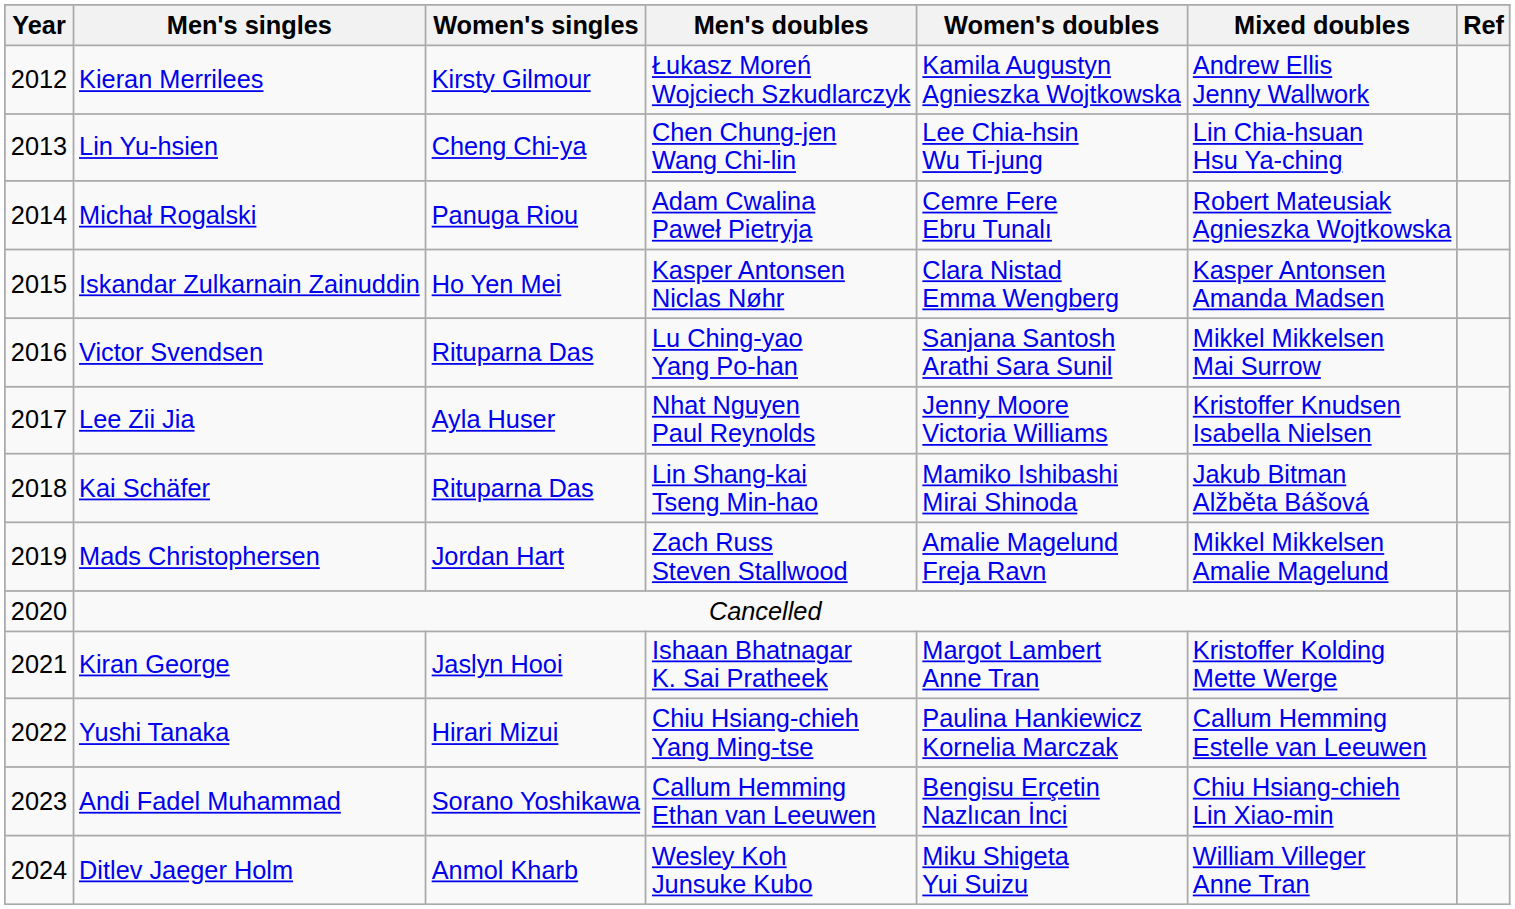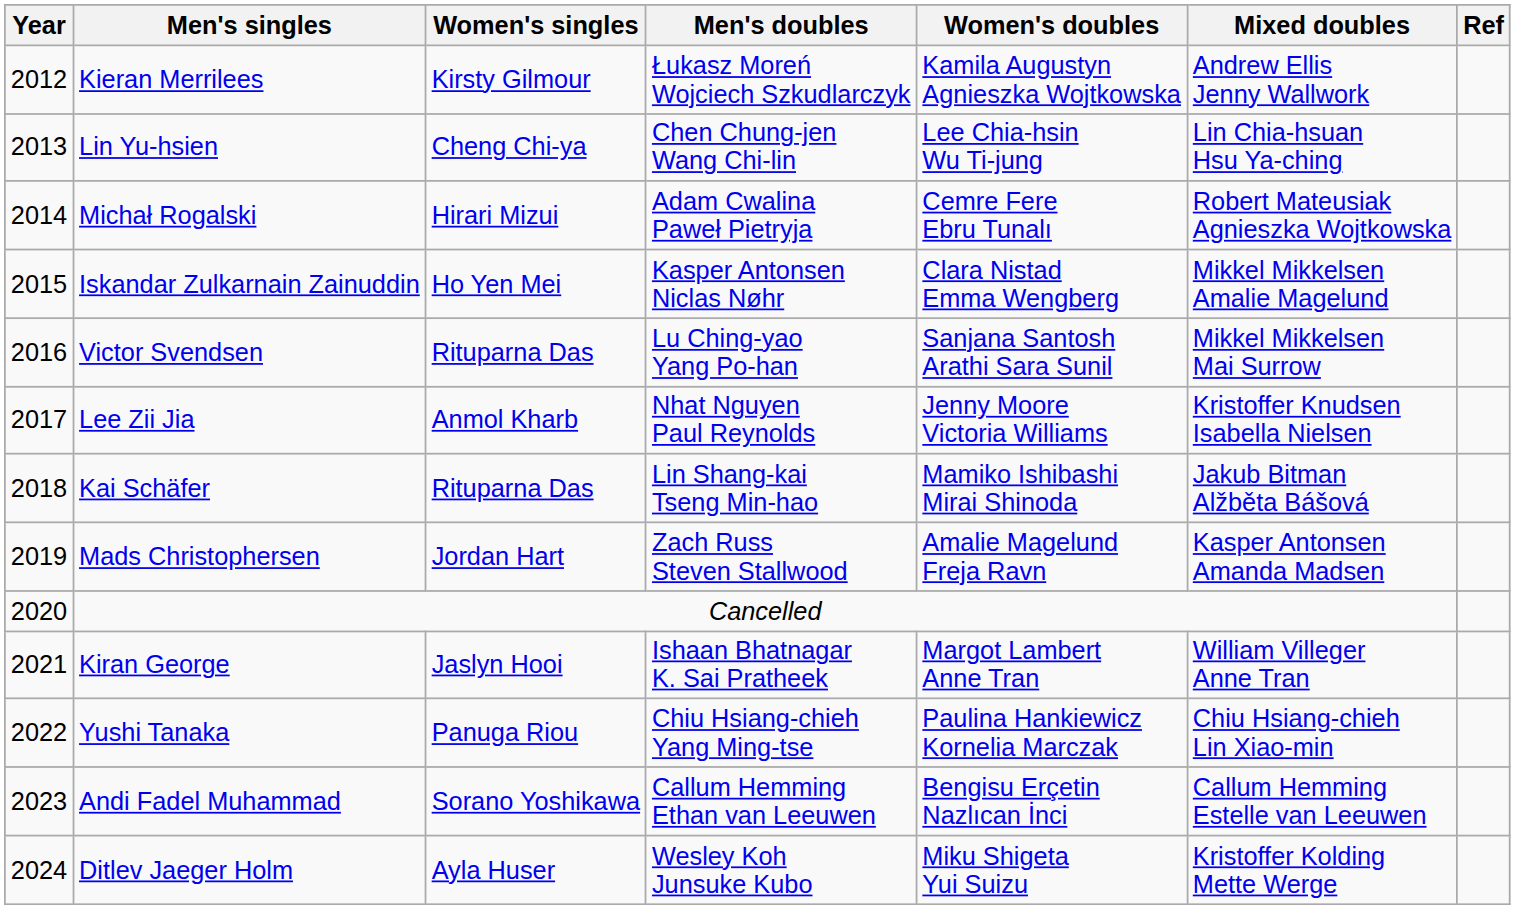(505, 216) Panuga Riou -> (495, 216) Hirari Mizui
(1289, 284) Kasper Antonsen Amanda Madsen -> (1291, 284) Mikkel Mikkelsen Amalie Magelund
(493, 420) Ayla Huser -> (505, 420) Anmol Kharb
(1291, 557) Mikkel Mikkelsen Amalie Magelund -> (1289, 557) Kasper Antonsen Amanda Madsen
(1289, 665) Kristoffer Kolding Mette Werge -> (1279, 665) William Villeger Anne Tran
(495, 733) Hirari Mizui -> (505, 733) Panuga Riou
(1310, 733) Callum Hemming Estelle van Leeuwen -> (1296, 733) Chiu Hsiang-chieh Lin Xiao-min
(1296, 801) Chiu Hsiang-chieh Lin Xiao-min -> (1310, 801) Callum Hemming Estelle van Leeuwen
(505, 870) Anmol Kharb -> (493, 870) Ayla Huser
(1279, 870) William Villeger Anne Tran -> (1289, 870) Kristoffer Kolding Mette Werge
